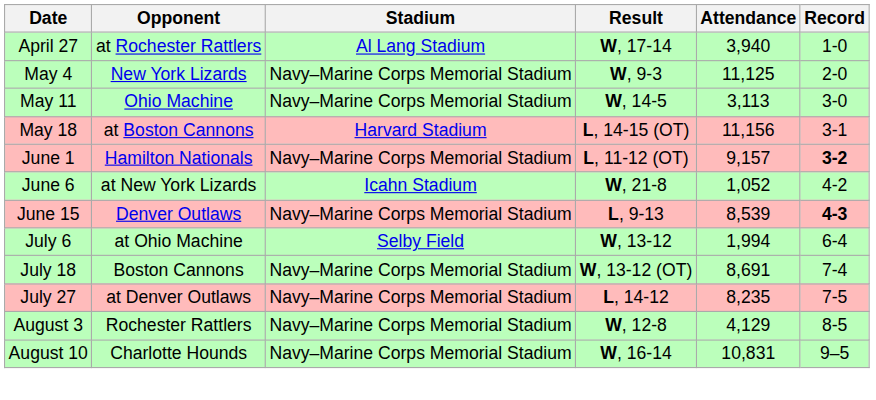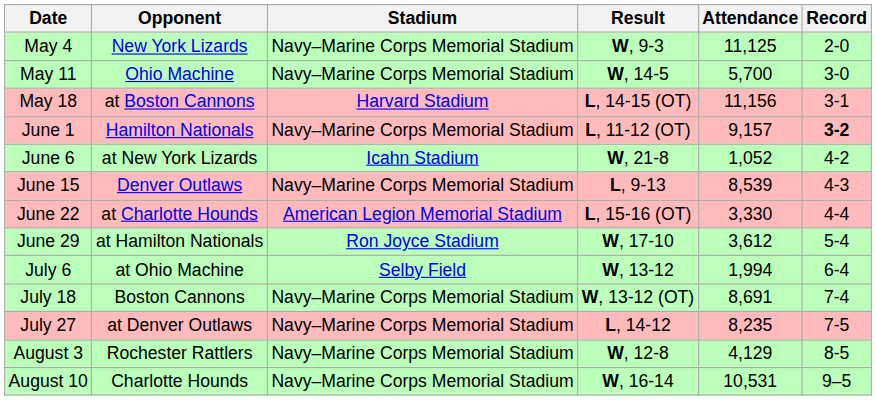- row: (48, 46)
(748, 102) 3,113 -> (750, 74) 5,700
(835, 213) bold -> (837, 185) normal
+ row: (48, 213)
+ row: (48, 241)
(748, 353) 10,831 -> (750, 381) 10,531
